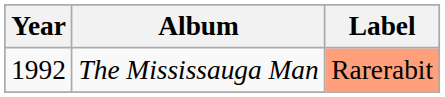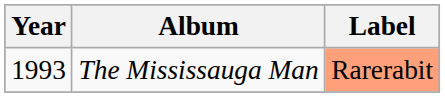(39, 69) 1992 -> (39, 69) 1993
